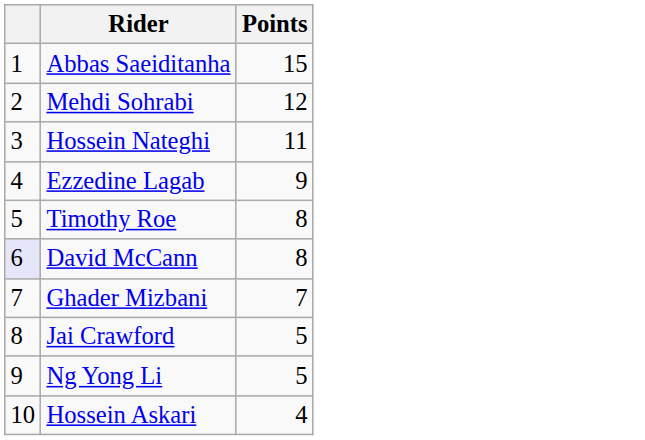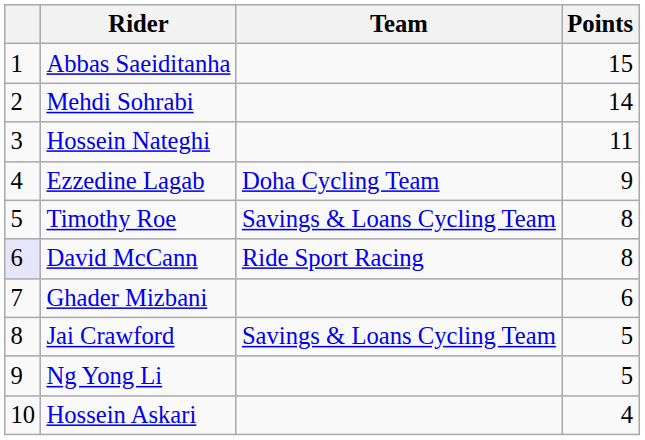+ column: (399, 24)
(295, 102) 12 -> (621, 102) 14
(301, 297) 7 -> (627, 297) 6
